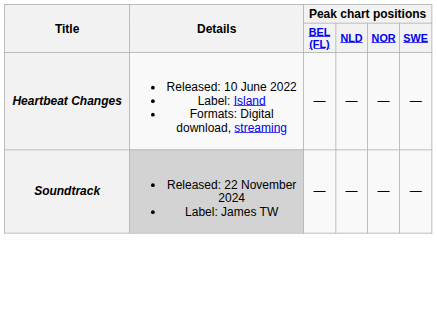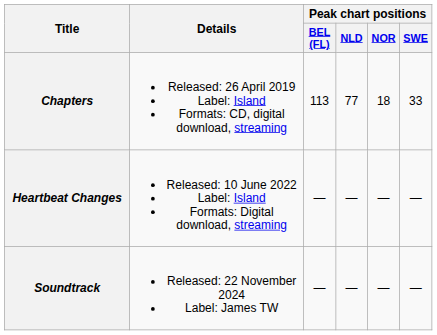+ row: (67, 101)
(217, 198) lightgrey background -> (217, 295) no background
